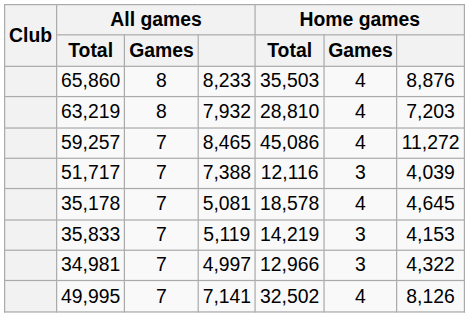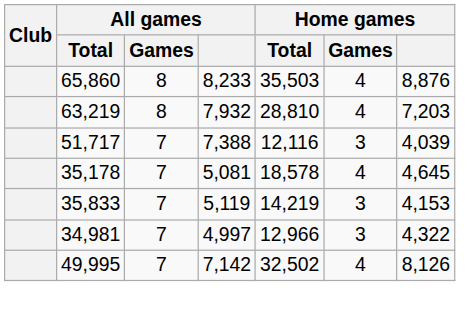- row: (91, 142)
(227, 296) 7,141 -> (227, 265) 7,142
